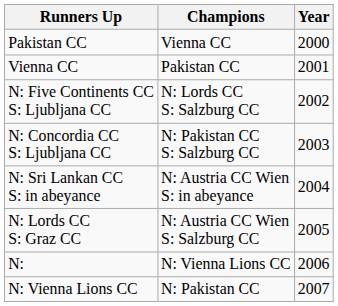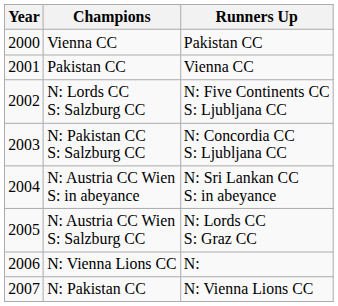columns swapped: (314, 17) <-> (81, 17)
